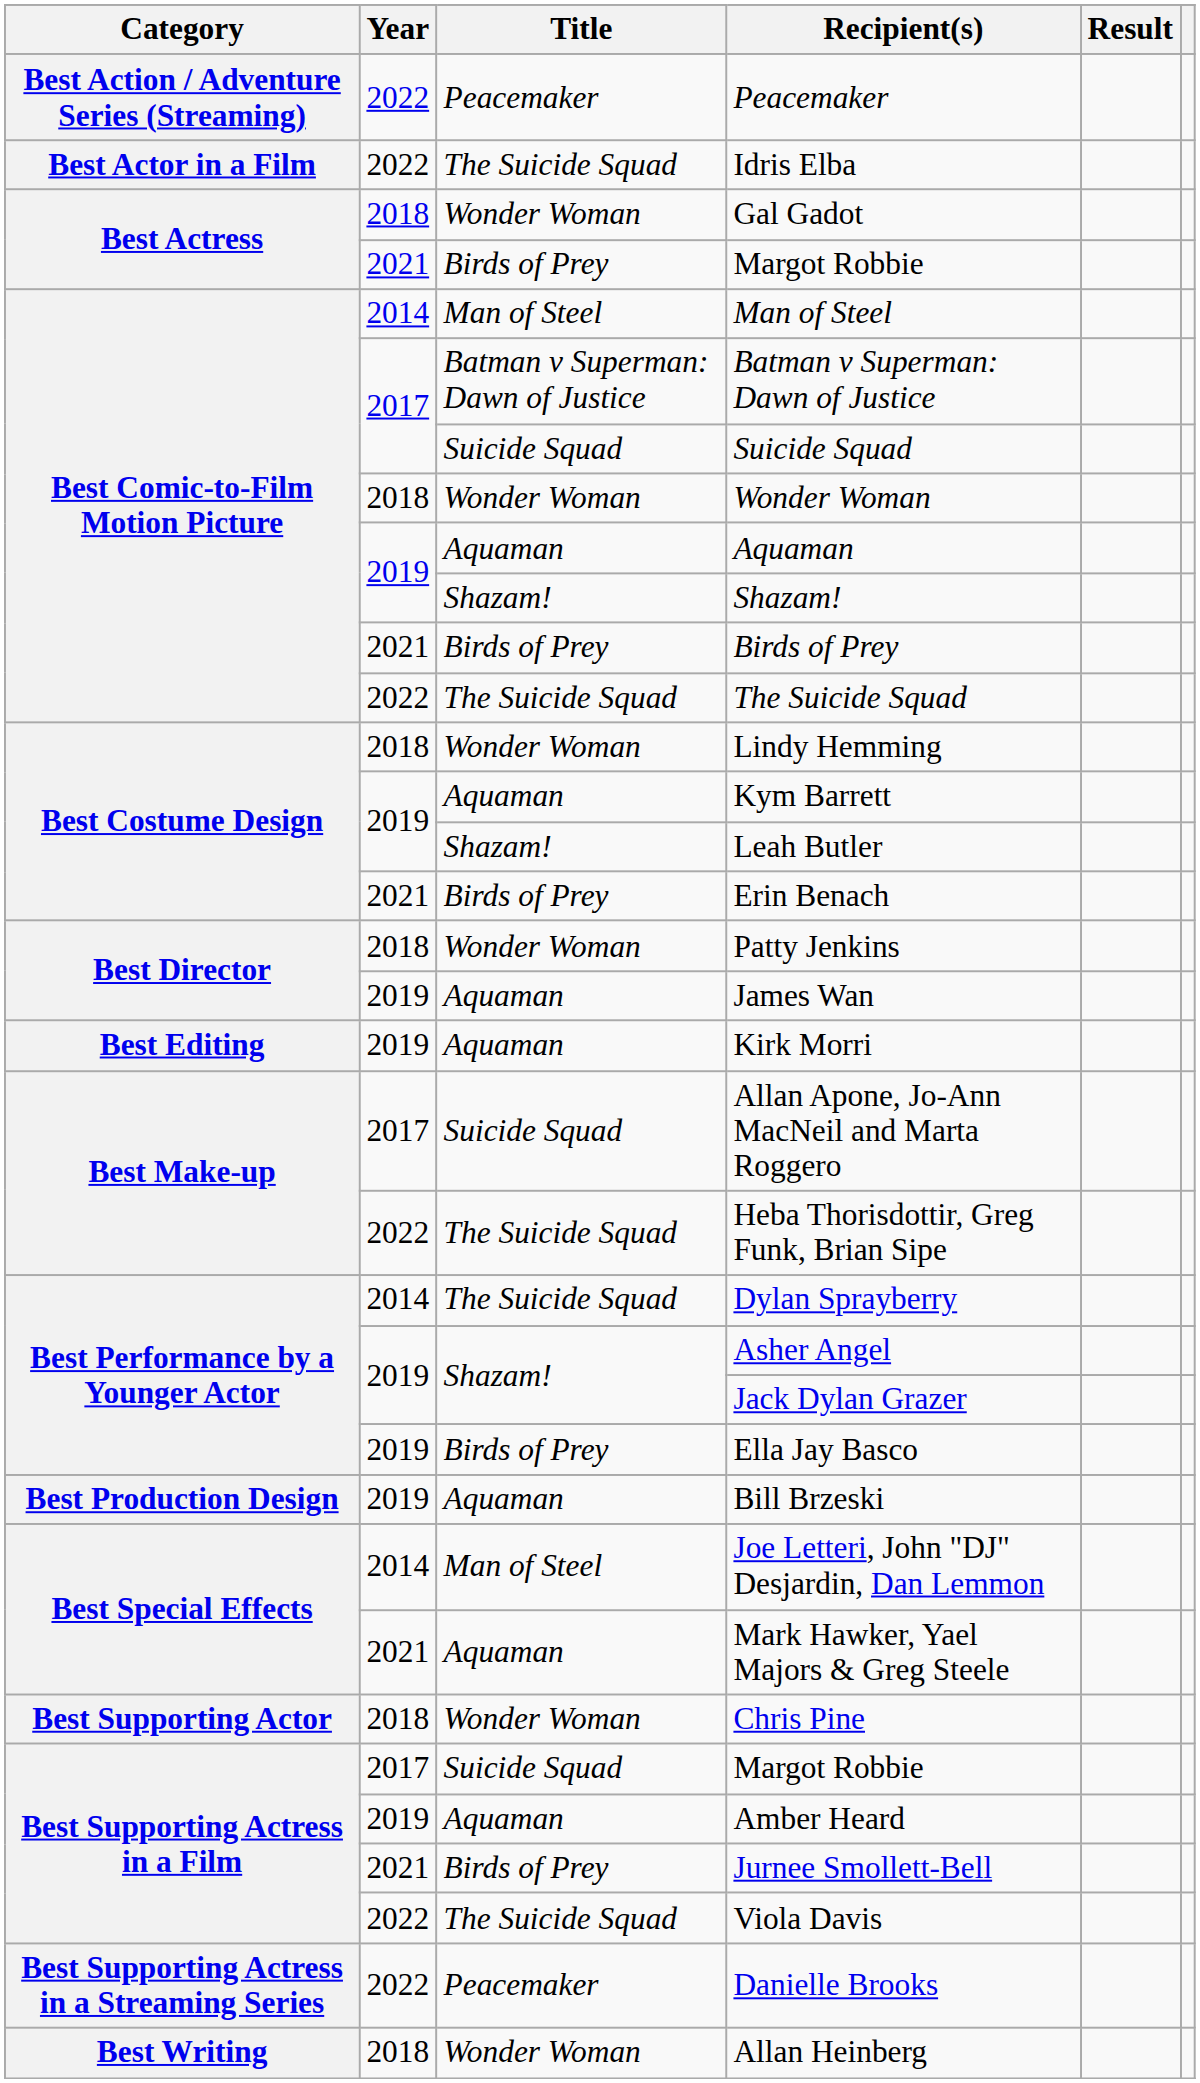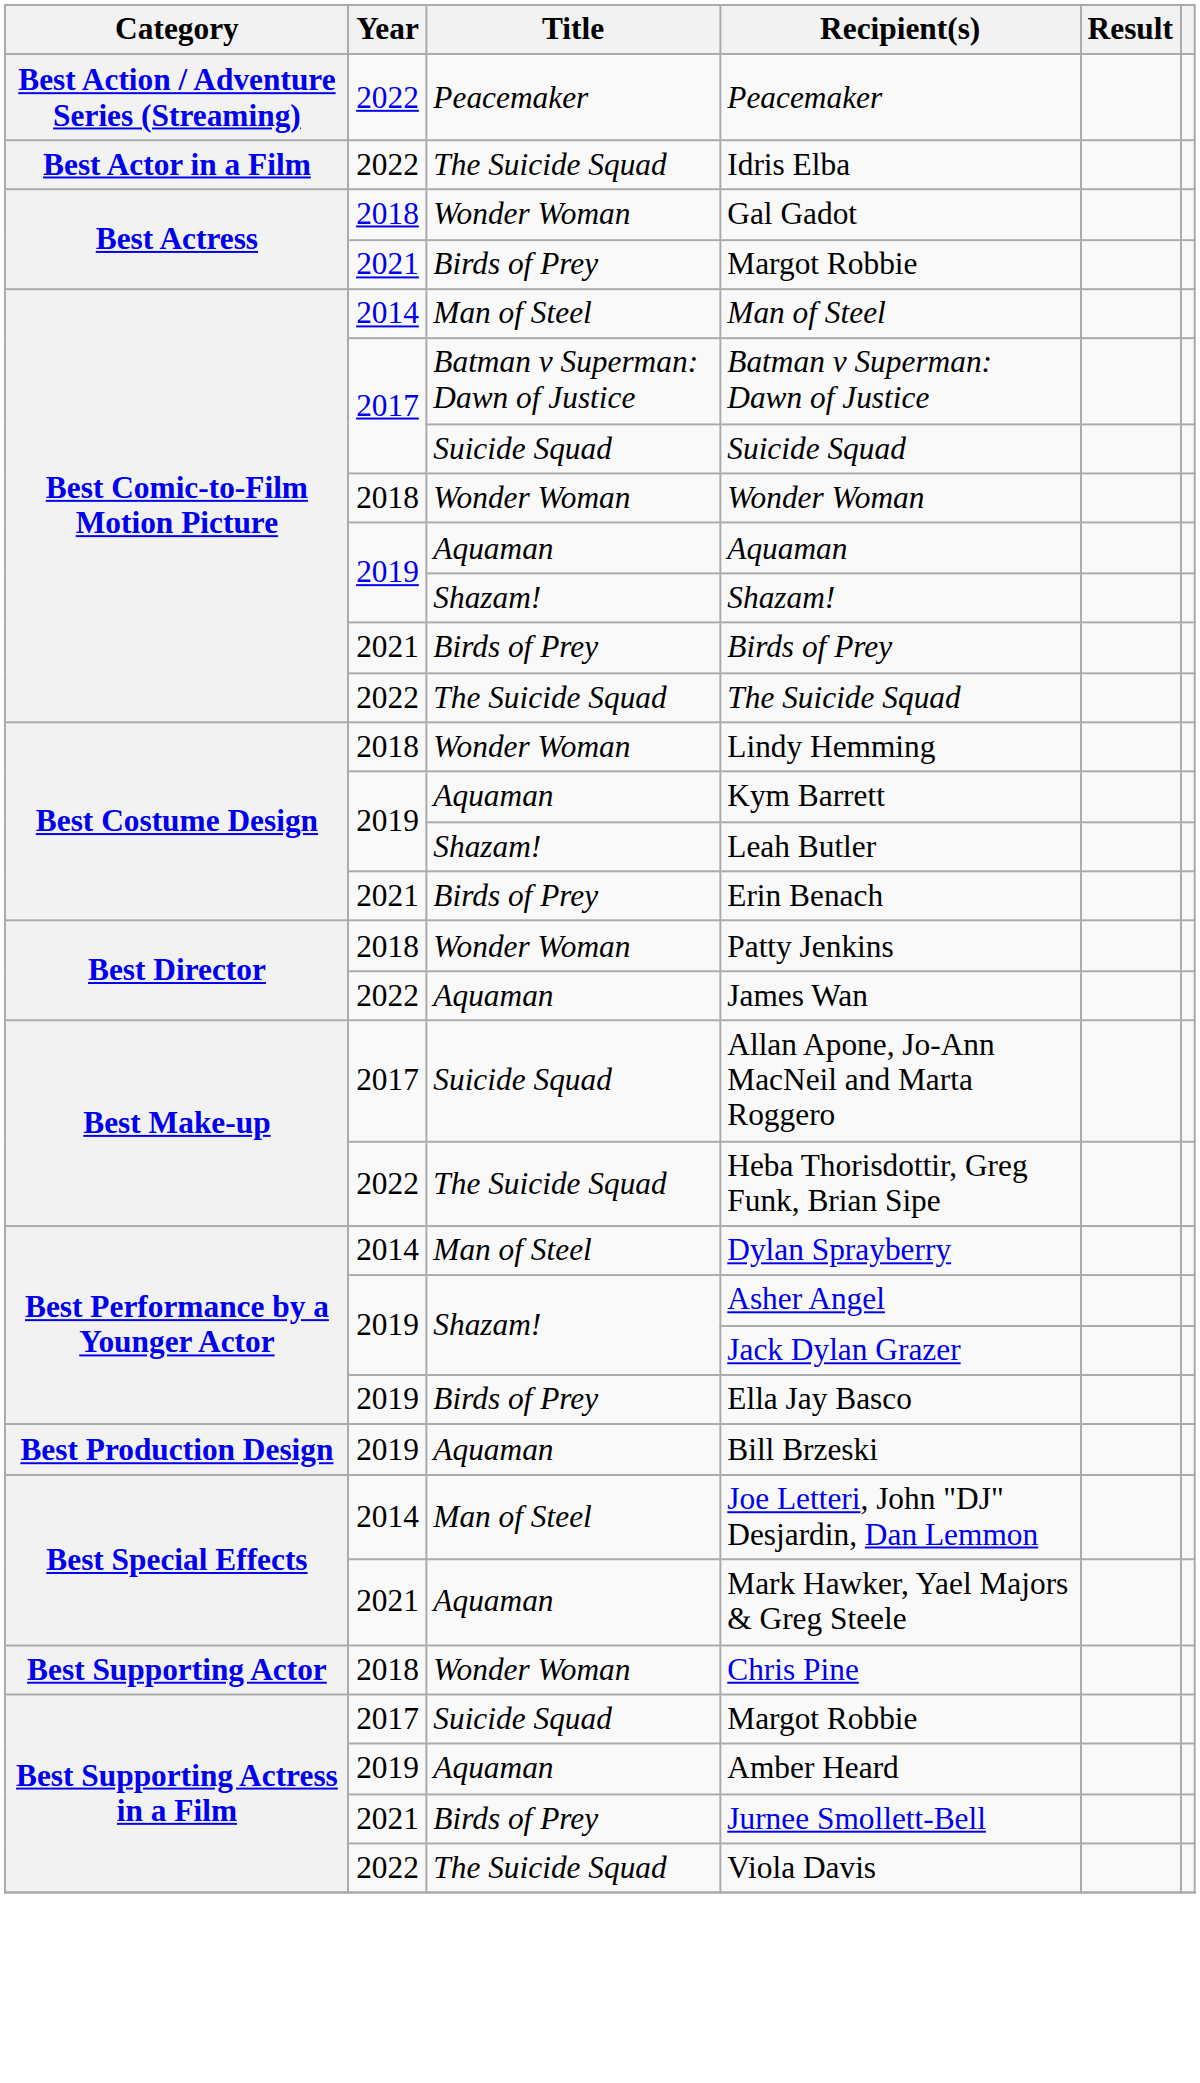(398, 995) 2019 -> (387, 995) 2022
- row: (182, 1044)
(560, 1299) The Suicide Squad -> (513, 1250) Man of Steel
- row: (182, 1984)
- row: (182, 2052)
